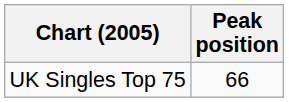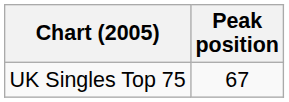(237, 79) 66 -> (237, 79) 67
